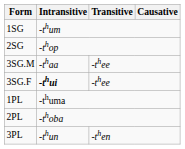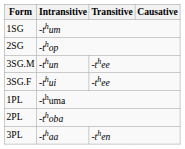(49, 64) -thaa -> (49, 64) -thun
(48, 82) bold -> (48, 82) normal
(49, 135) -thun -> (49, 135) -thaa
